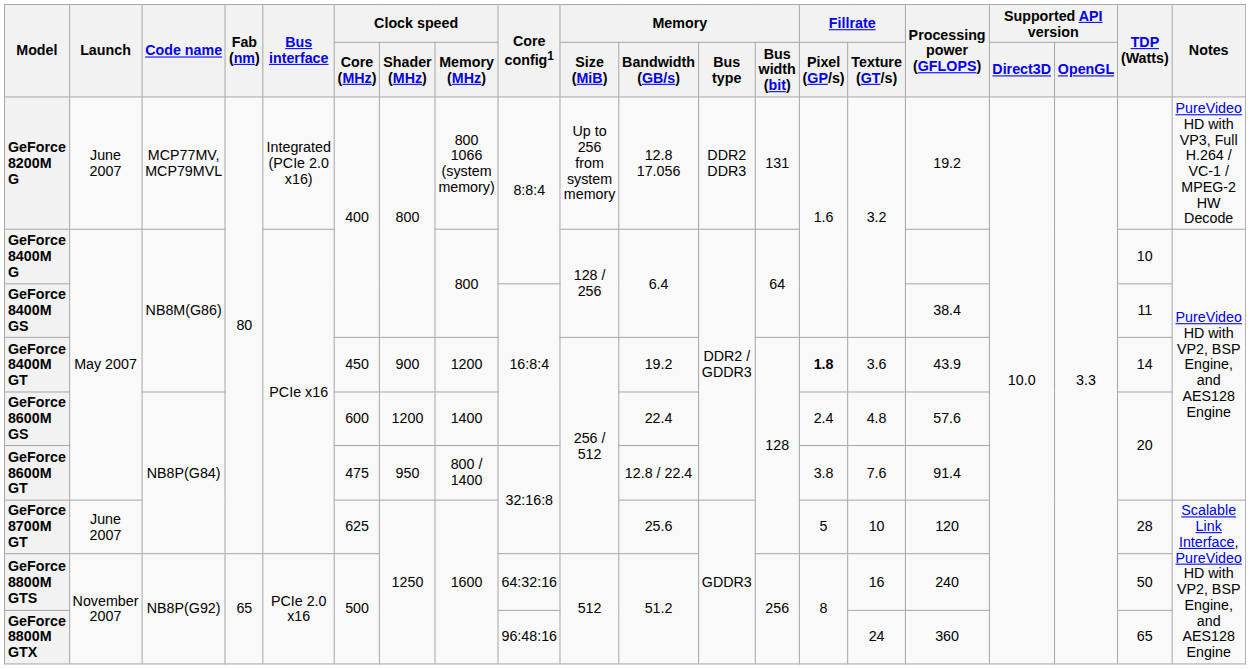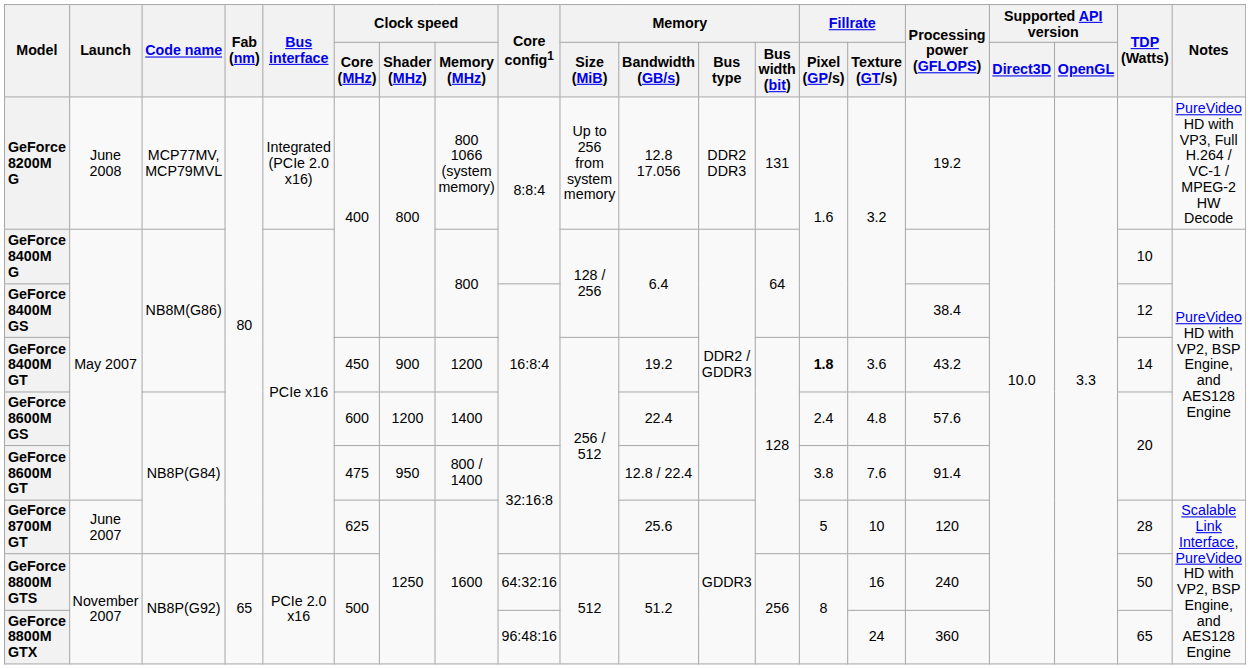(106, 163) June 2007 -> (106, 163) June 2008
(1145, 310) 11 -> (1145, 310) 12
(947, 364) 43.9 -> (947, 364) 43.2
